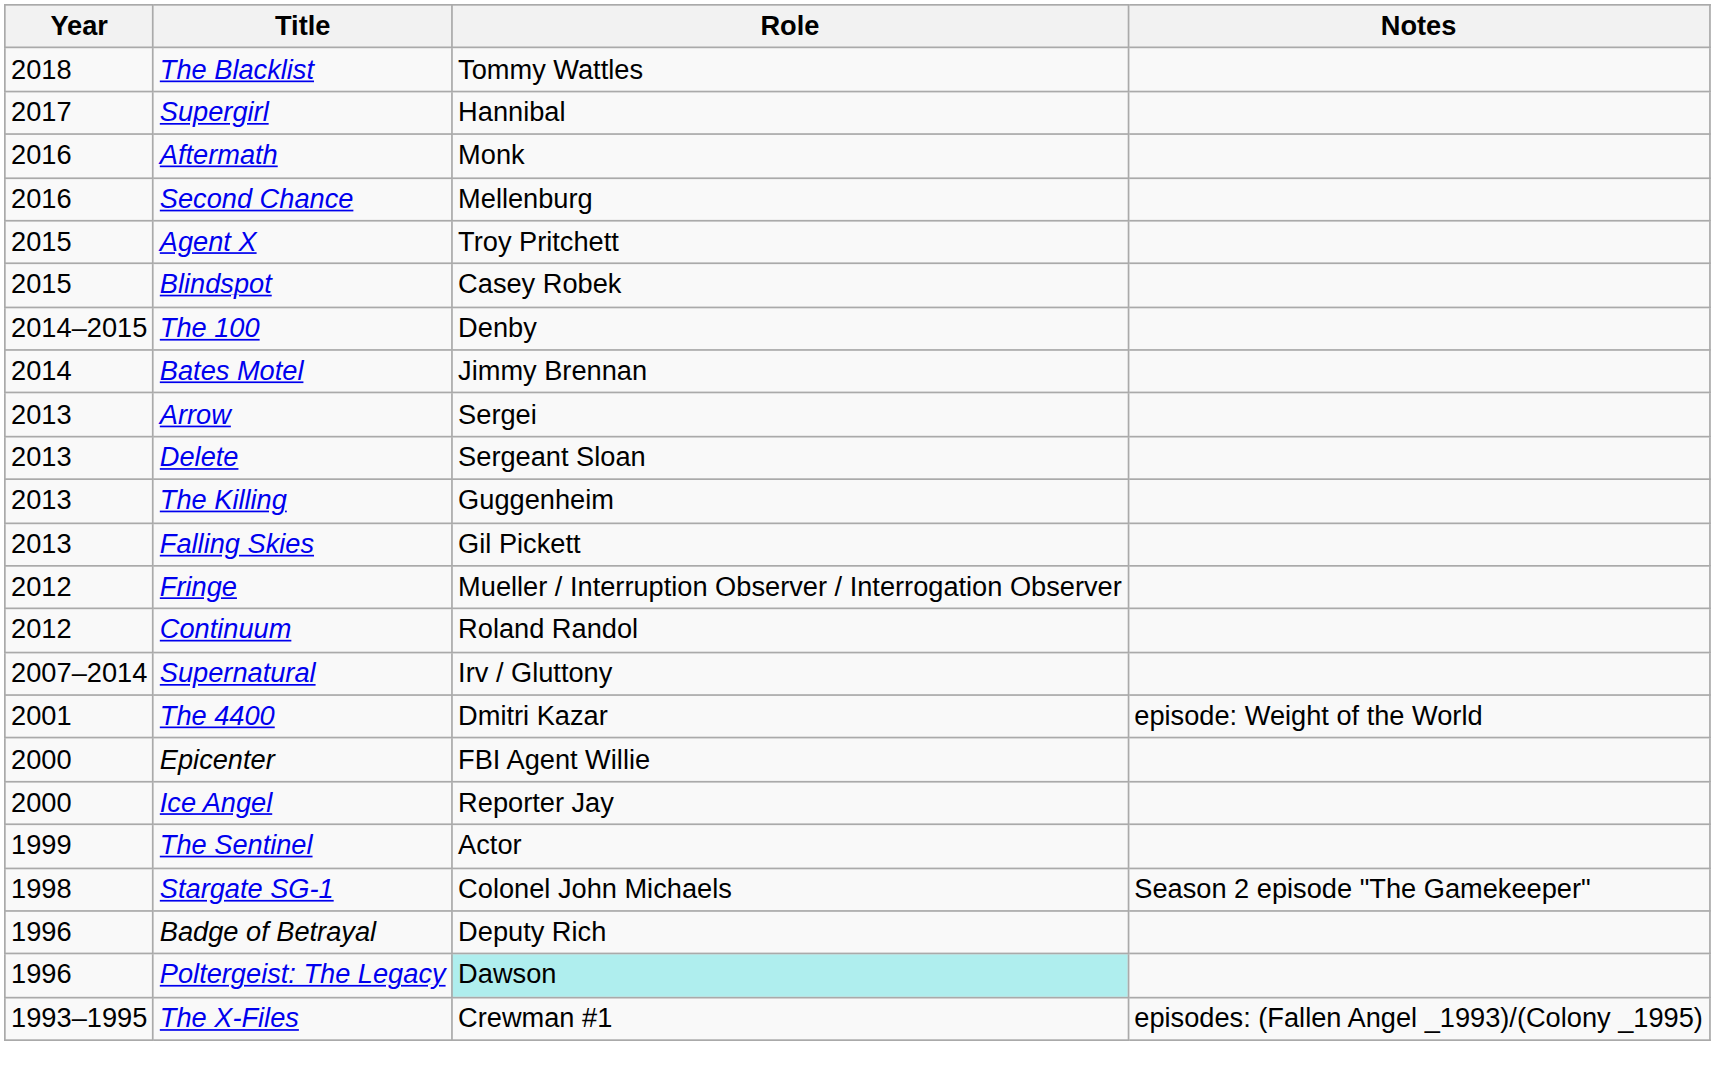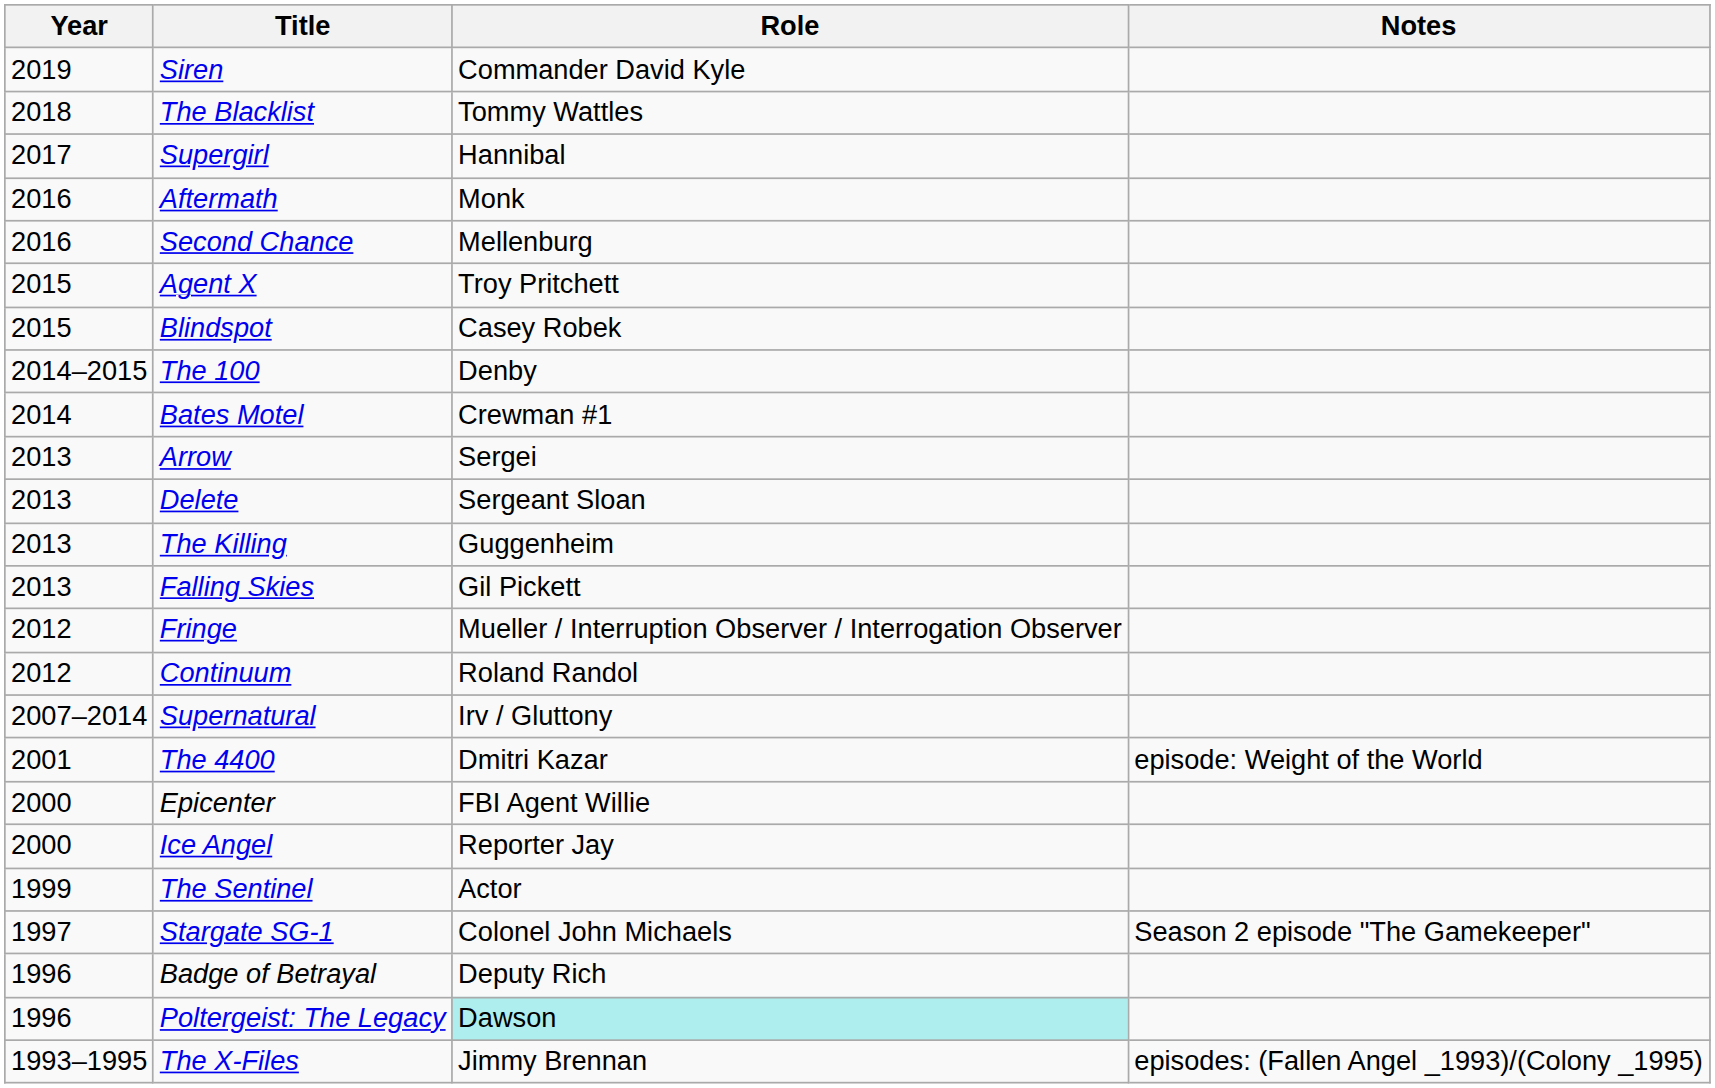+ row: (192, 69)
(553, 371) Jimmy Brennan -> (535, 414) Crewman #1
(41, 888) 1998 -> (41, 931) 1997
(535, 1018) Crewman #1 -> (553, 1061) Jimmy Brennan
